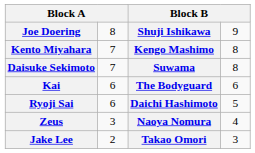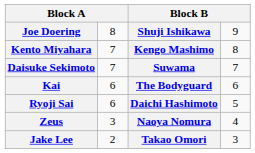(235, 67) 8 -> (235, 67) 7
